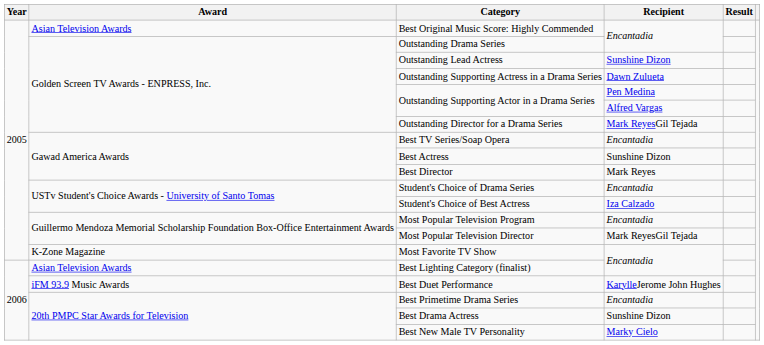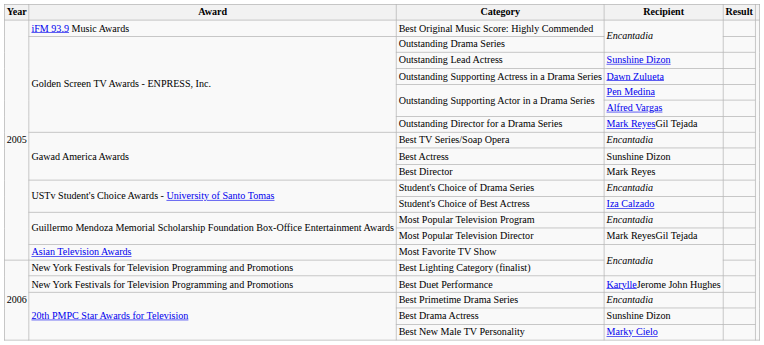(81, 28) Asian Television Awards -> (80, 28) iFM 93.9 Music Awards
(68, 252) K-Zone Magazine -> (81, 252) Asian Television Awards
(81, 268) Asian Television Awards -> (162, 268) New York Festivals for Television Programming and Promotions
(80, 284) iFM 93.9 Music Awards -> (162, 284) New York Festivals for Television Programming and Promotions
